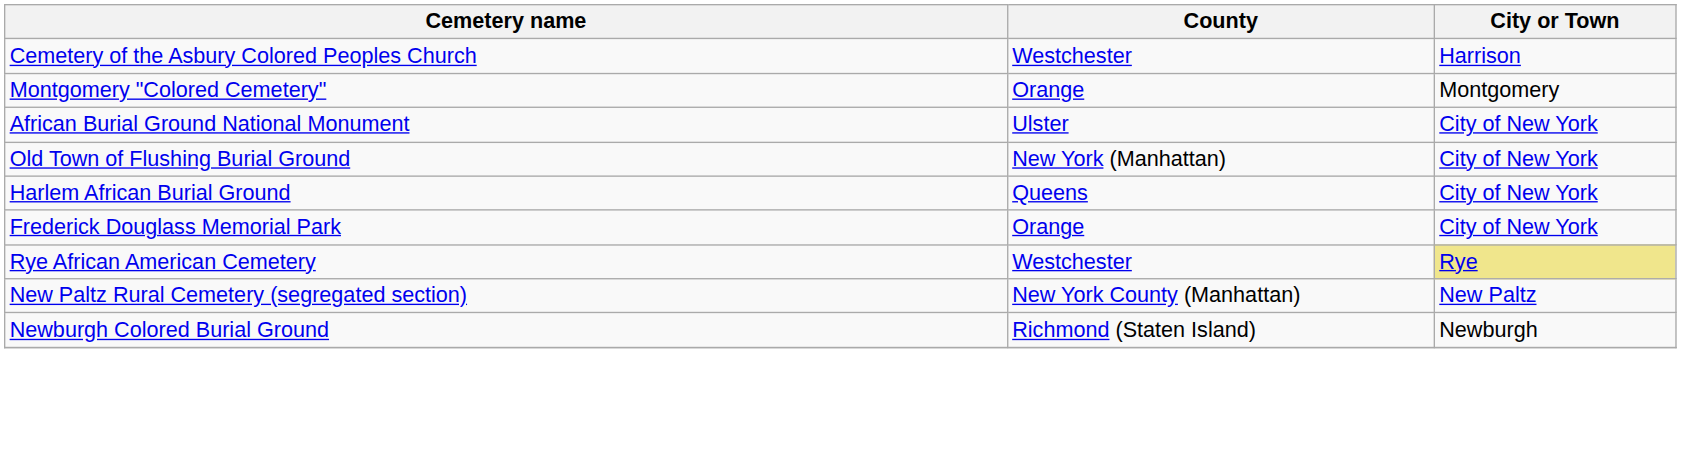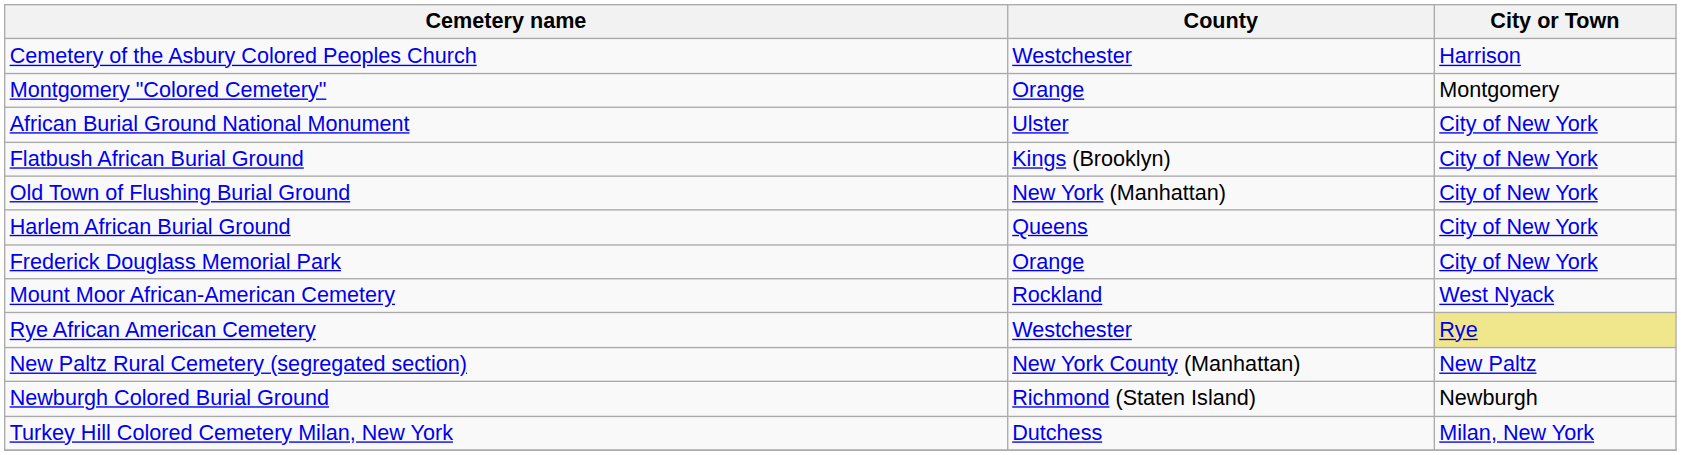+ row: (157, 158)
+ row: (202, 295)
+ row: (231, 432)
